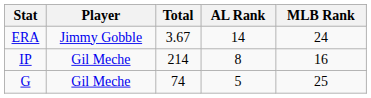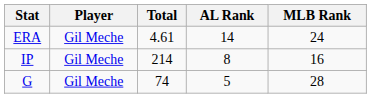(101, 37) Jimmy Gobble -> (94, 37) Gil Meche
(178, 37) 3.67 -> (162, 37) 4.61
(321, 81) 25 -> (317, 81) 28
